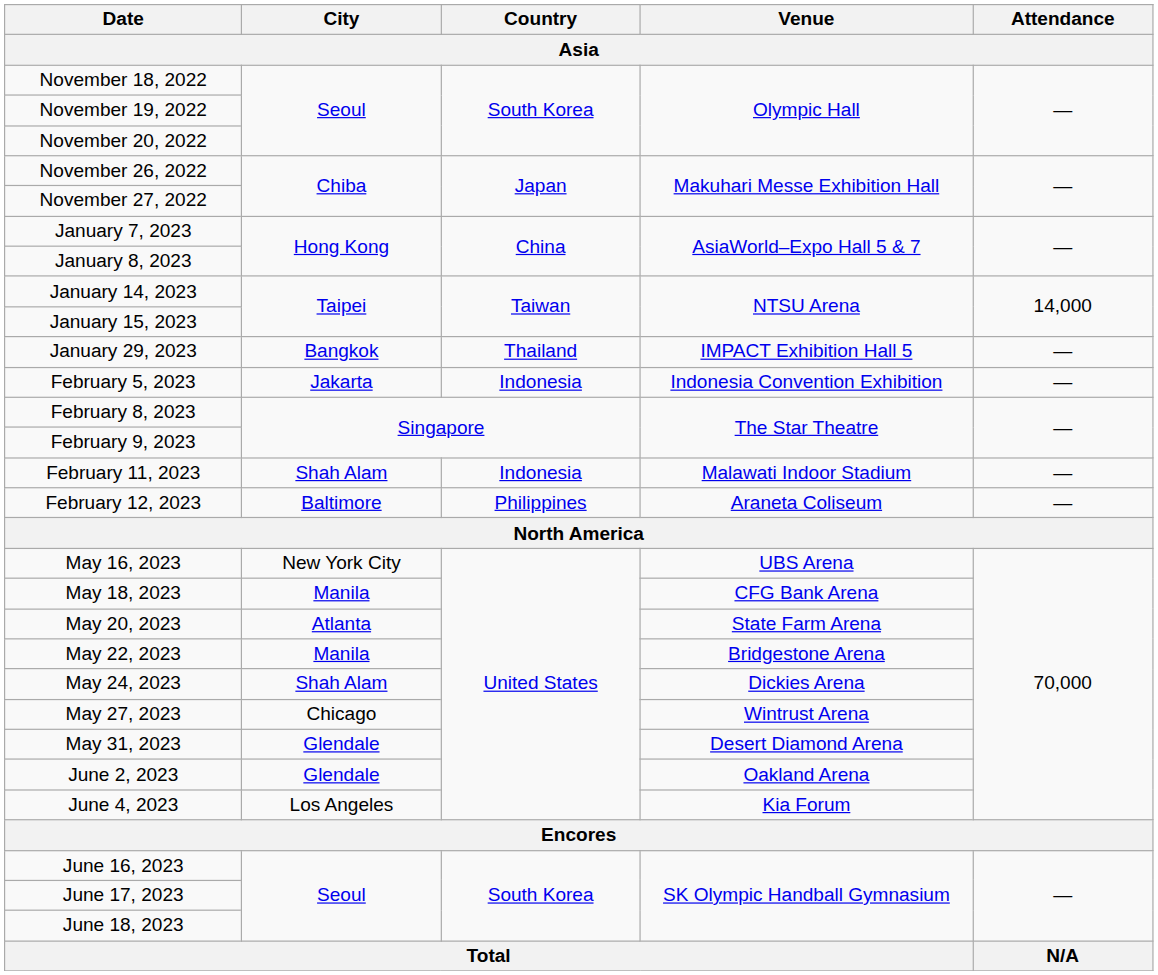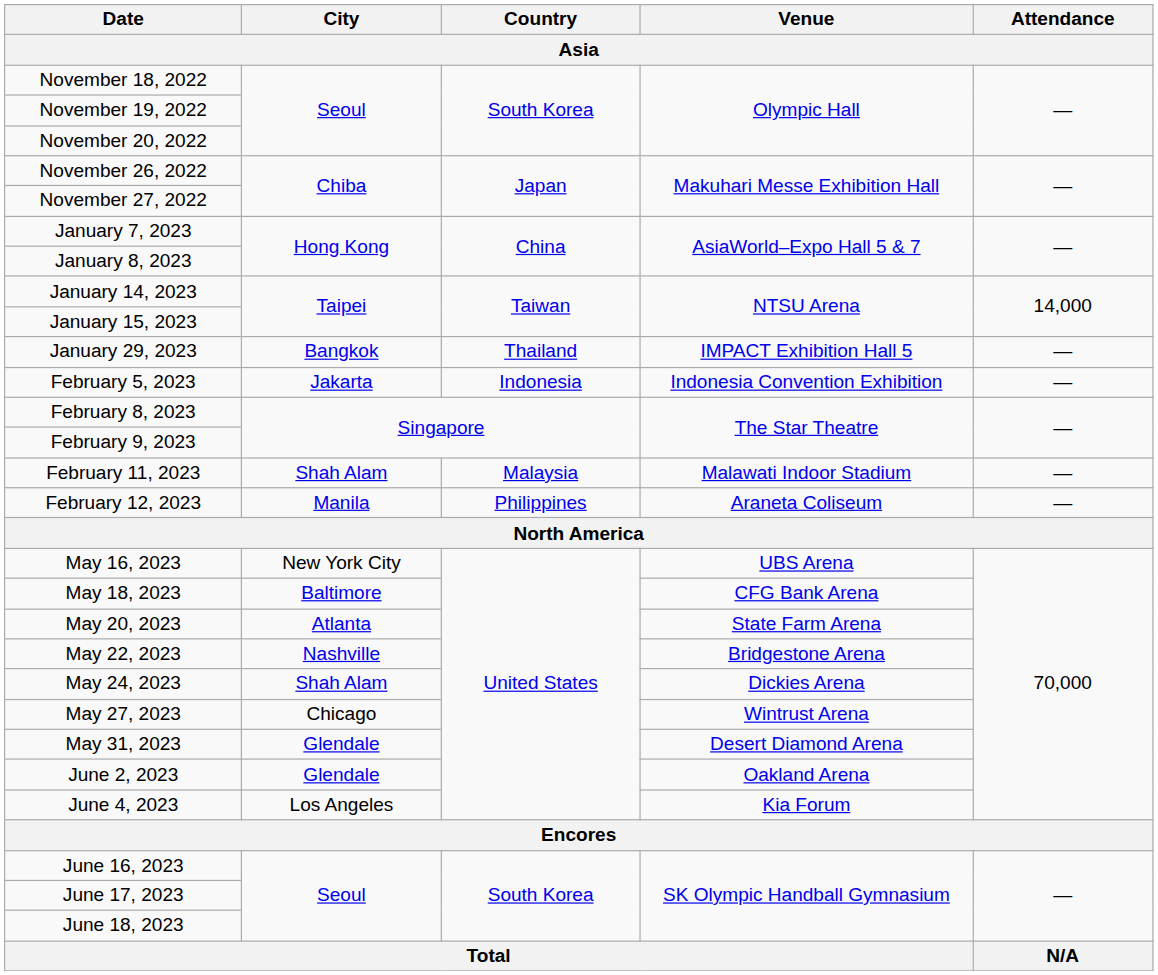(541, 472) Indonesia -> (541, 472) Malaysia
(341, 502) Baltimore -> (341, 502) Manila
(341, 593) Manila -> (341, 593) Baltimore
(341, 653) Manila -> (341, 653) Nashville
